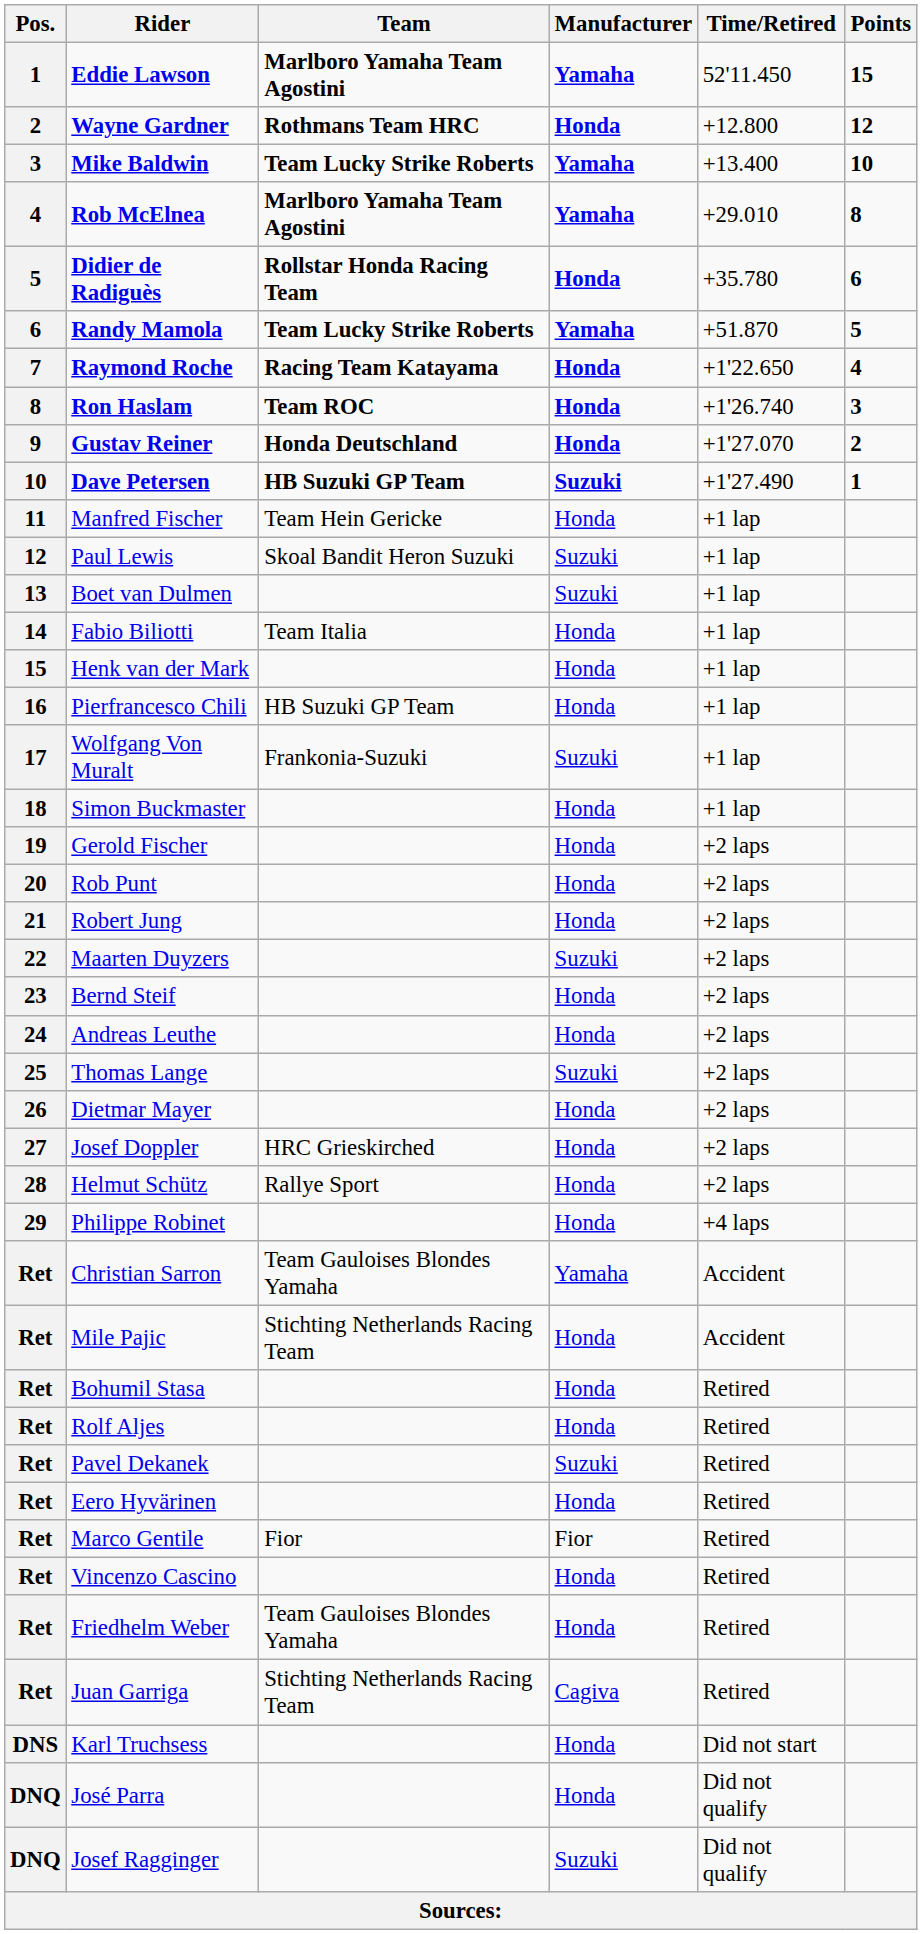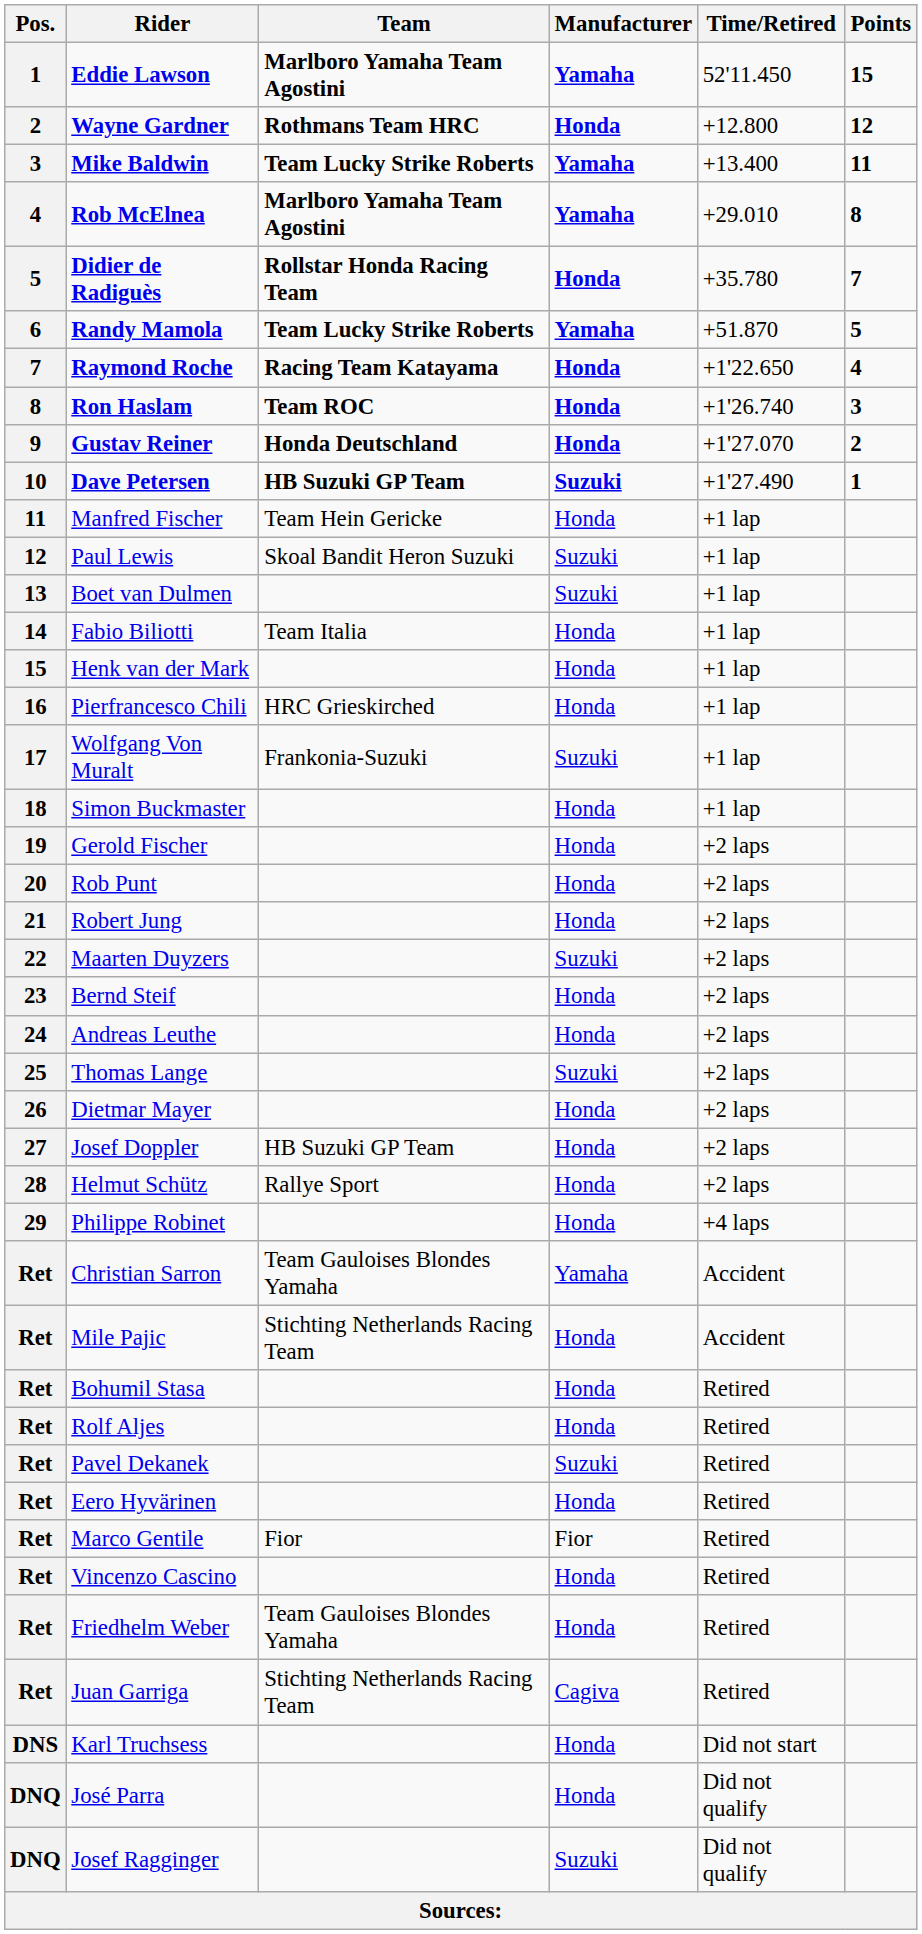(862, 163) 10 -> (861, 163) 11
(856, 278) 6 -> (856, 278) 7
(359, 705) HB Suzuki GP Team -> (349, 705) HRC Grieskirched
(349, 1146) HRC Grieskirched -> (359, 1146) HB Suzuki GP Team
